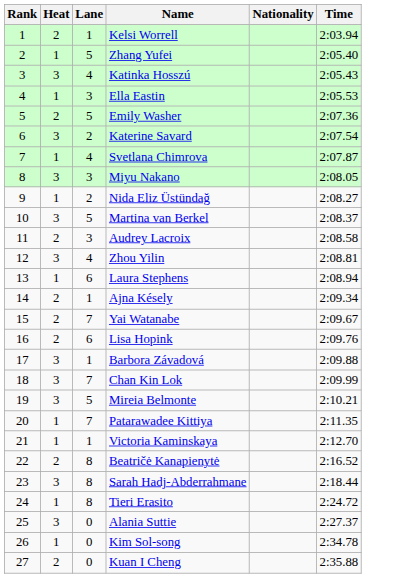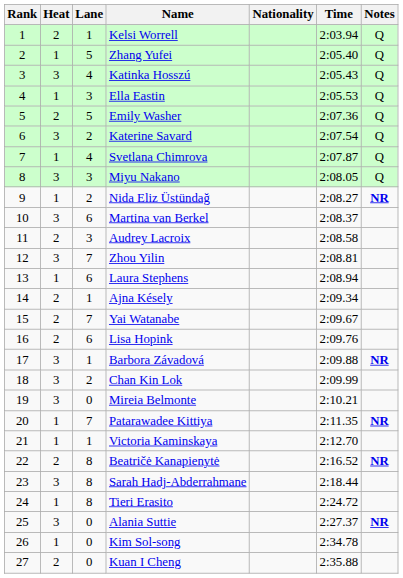+ column: (379, 14)
(89, 217) 5 -> (89, 217) 6
(89, 258) 4 -> (89, 258) 7
(89, 380) 7 -> (89, 380) 2
(89, 400) 5 -> (89, 400) 0
